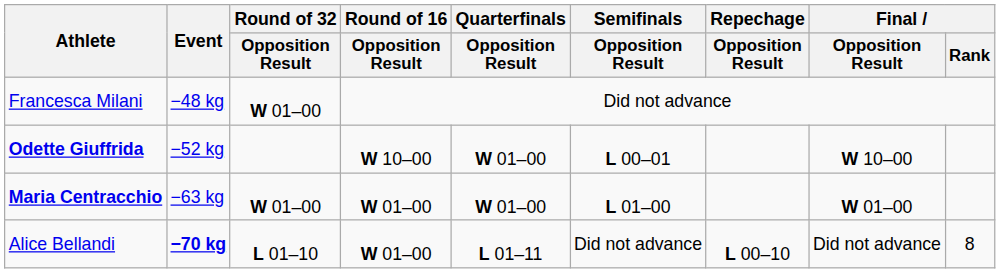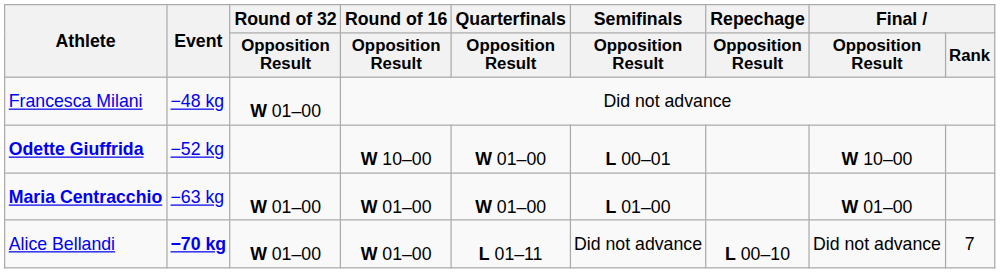(286, 255) L 01–10 -> (286, 255) W 01–00
(970, 245) 8 -> (970, 245) 7
